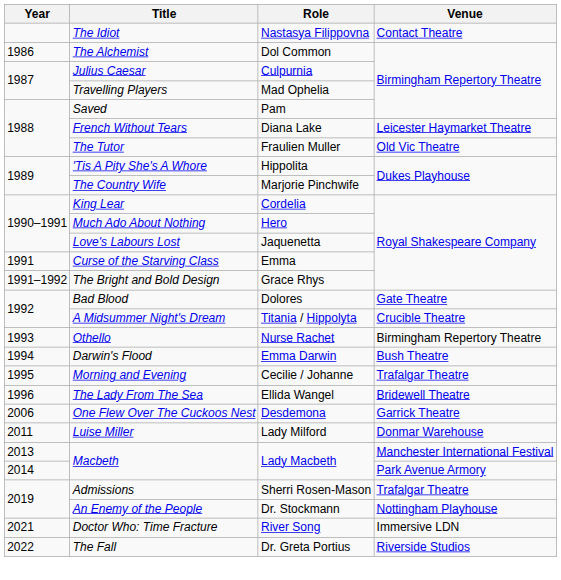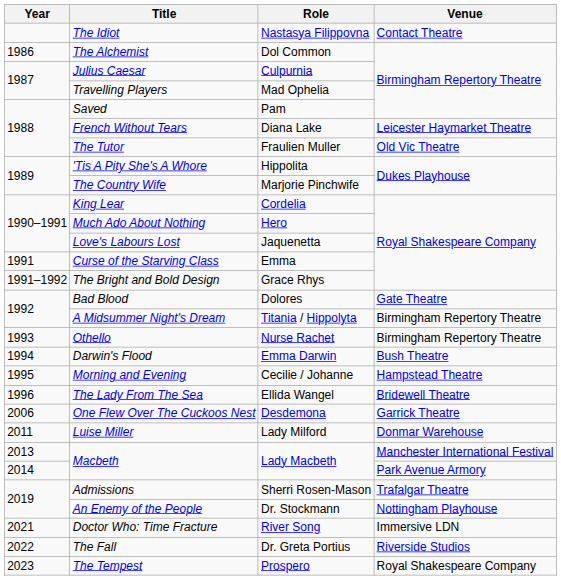(421, 318) Crucible Theatre -> (459, 318) Birmingham Repertory Theatre
(423, 375) Trafalgar Theatre -> (430, 375) Hampstead Theatre
+ row: (20, 565)
